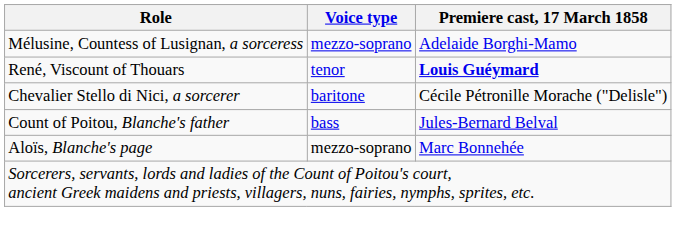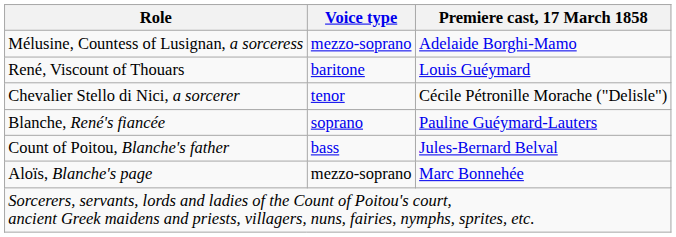(328, 69) tenor -> (338, 69) baritone
(479, 69) bold -> (475, 69) normal
(338, 95) baritone -> (328, 95) tenor
+ row: (87, 122)
